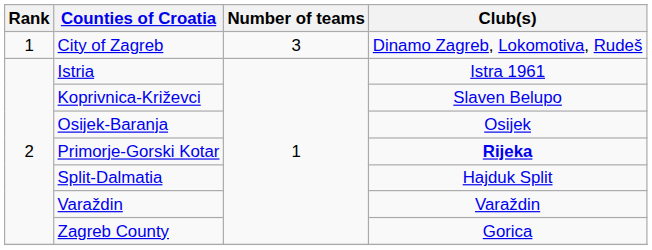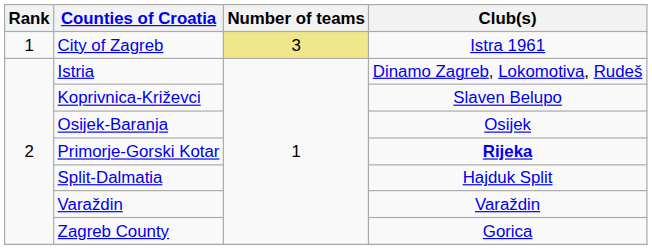(296, 45) no background -> (296, 45) khaki background
(508, 45) Dinamo Zagreb, Lokomotiva, Rudeš -> (508, 45) Istra 1961
(508, 72) Istra 1961 -> (508, 72) Dinamo Zagreb, Lokomotiva, Rudeš
